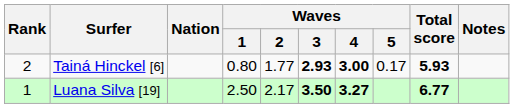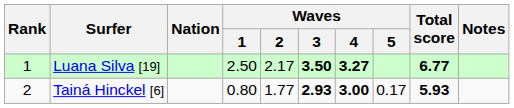rows swapped: (107, 90) <-> (109, 66)
